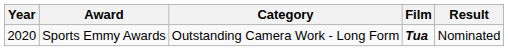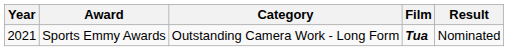(22, 35) 2020 -> (22, 35) 2021
